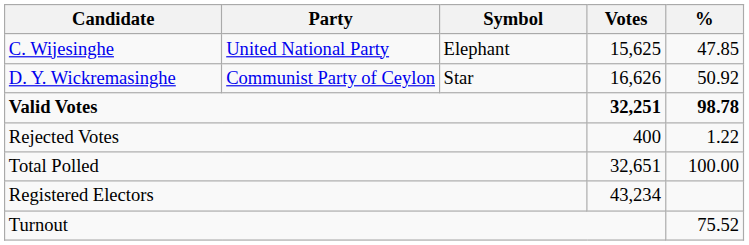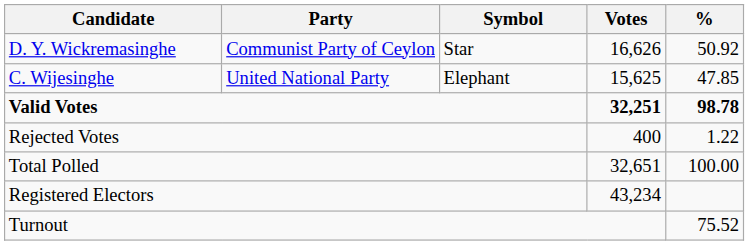rows swapped: (92, 78) <-> (61, 48)
